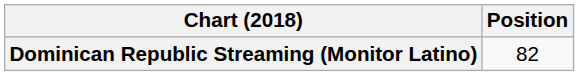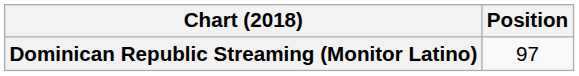(527, 53) 82 -> (527, 53) 97
